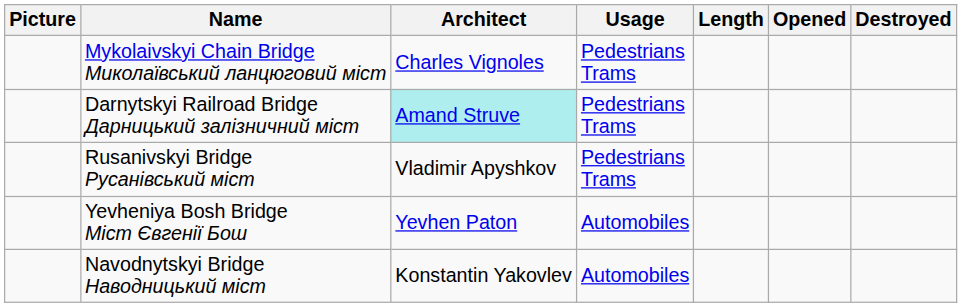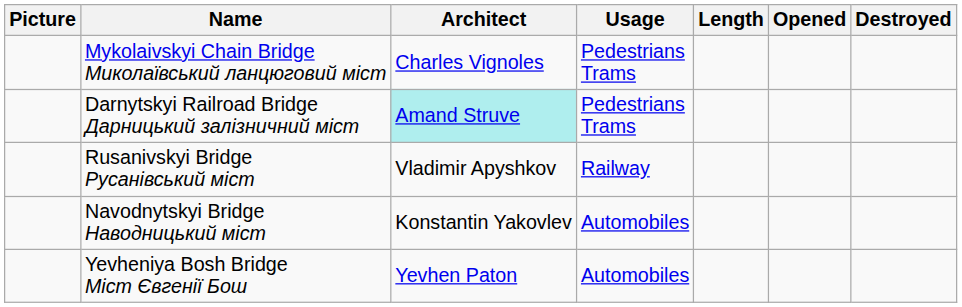(633, 169) Pedestrians Trams -> (615, 169) Railway
rows swapped: (186, 222) <-> (175, 275)
